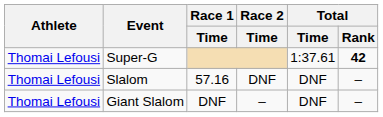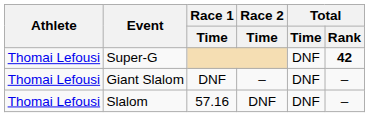(313, 58) 1:37.61 -> (306, 58) DNF
rows swapped: (145, 101) <-> (127, 80)
